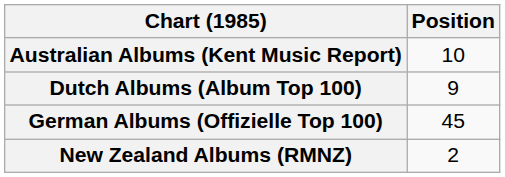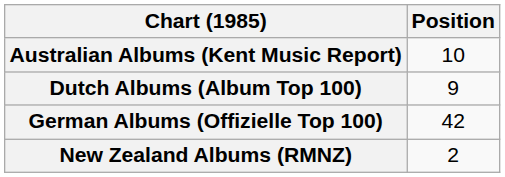(453, 121) 45 -> (453, 121) 42
